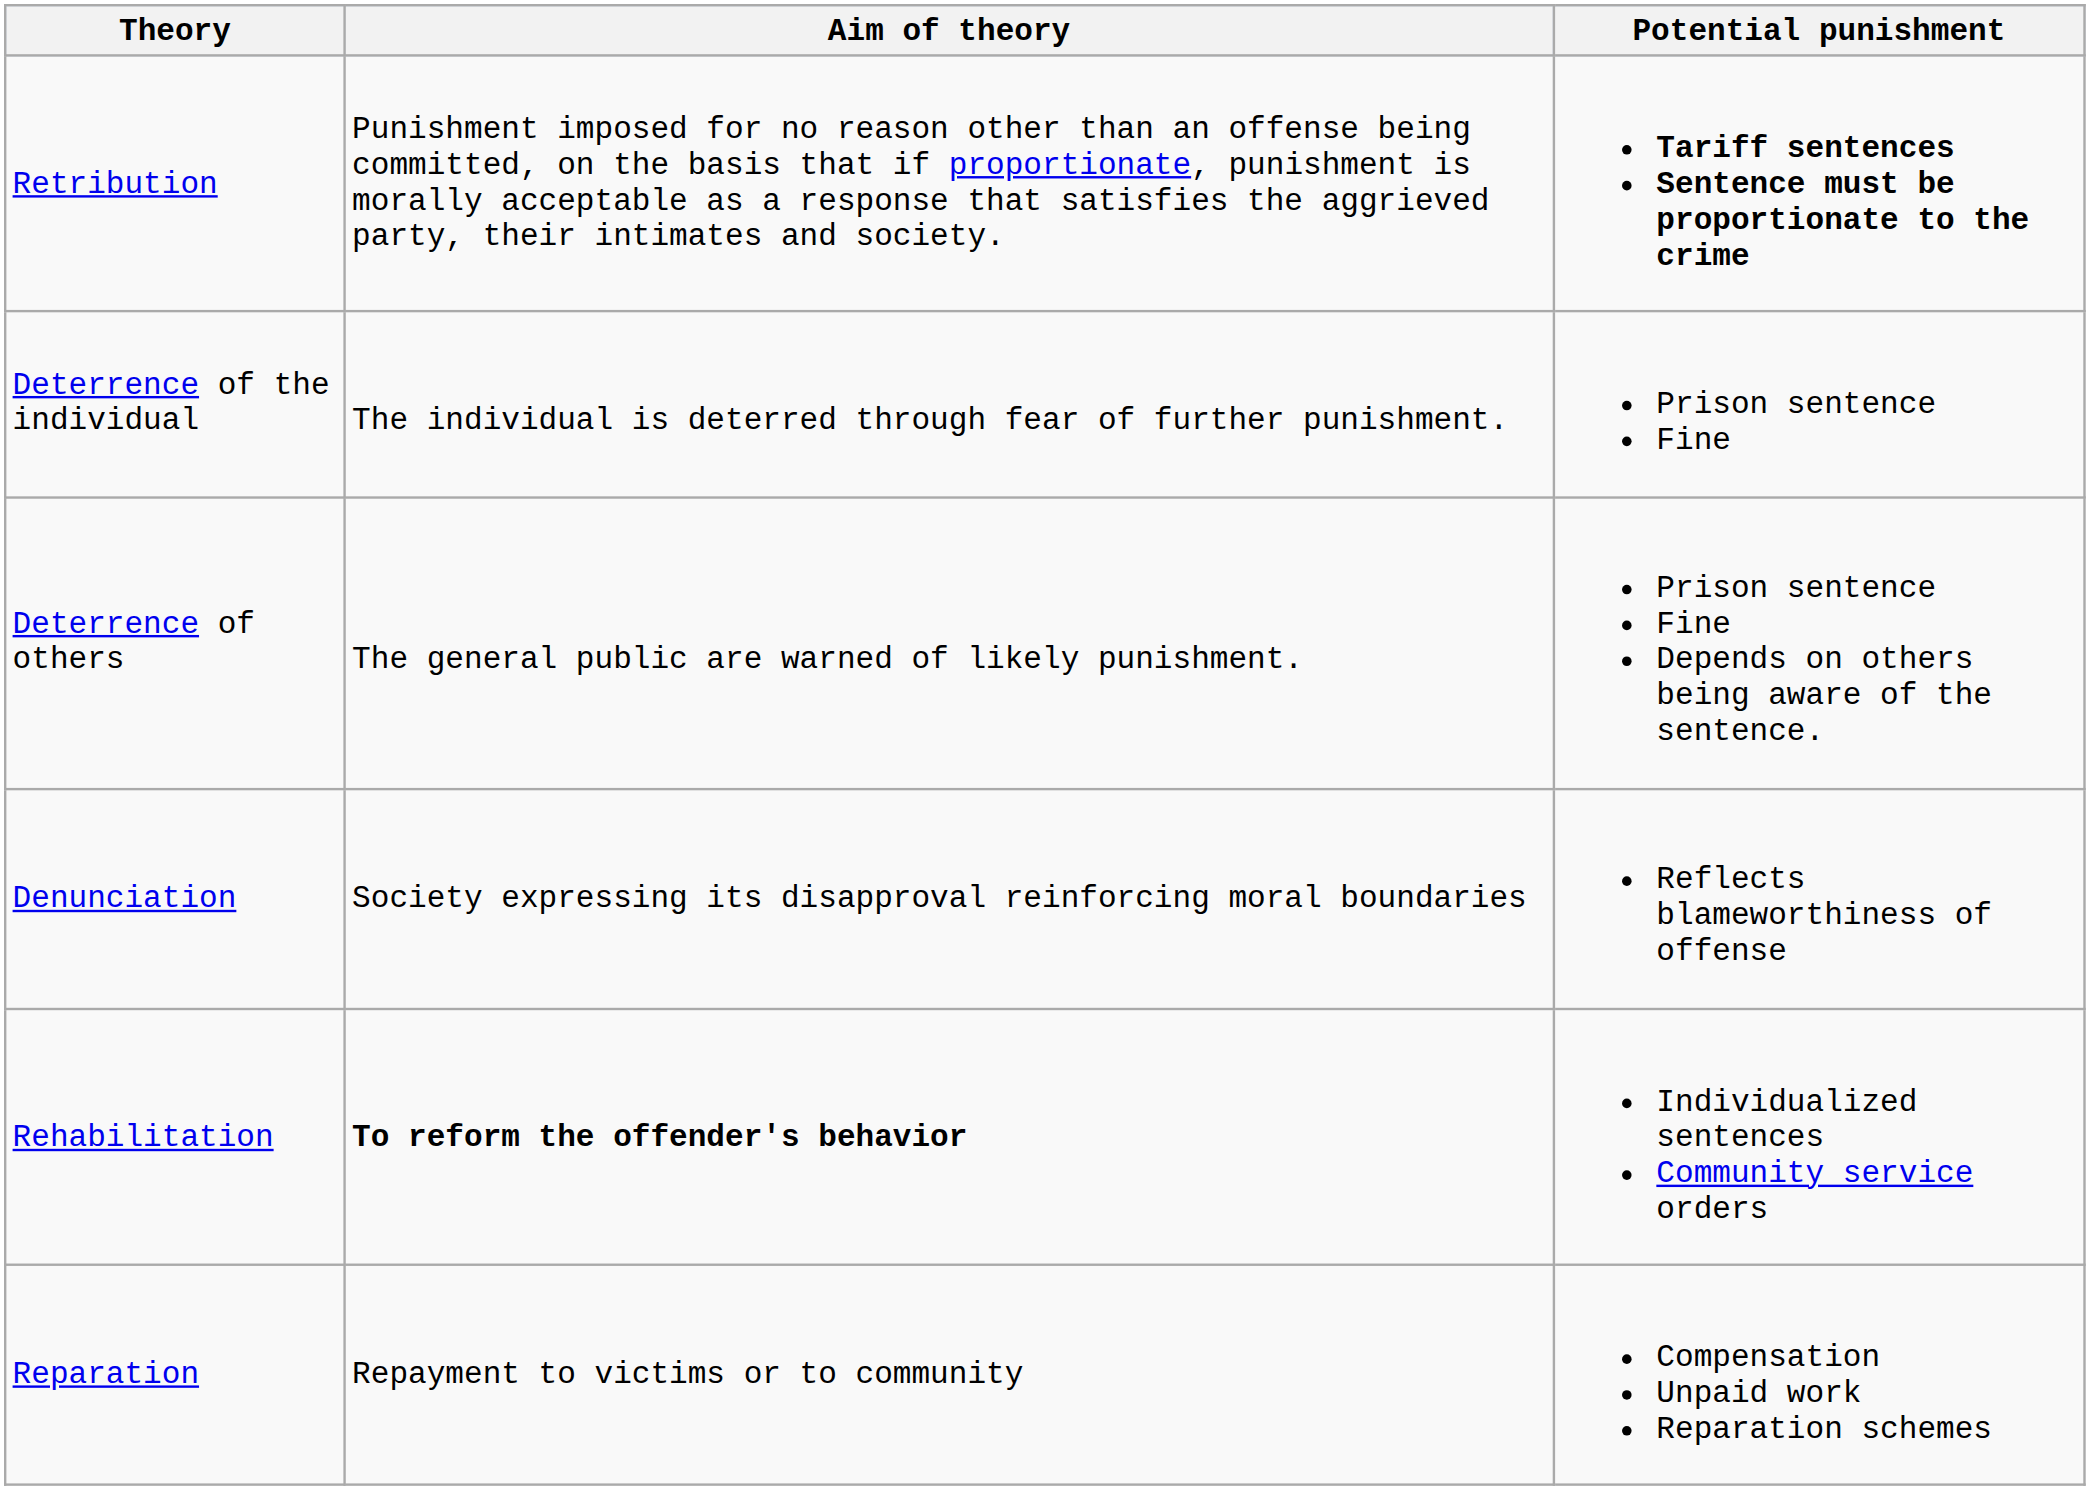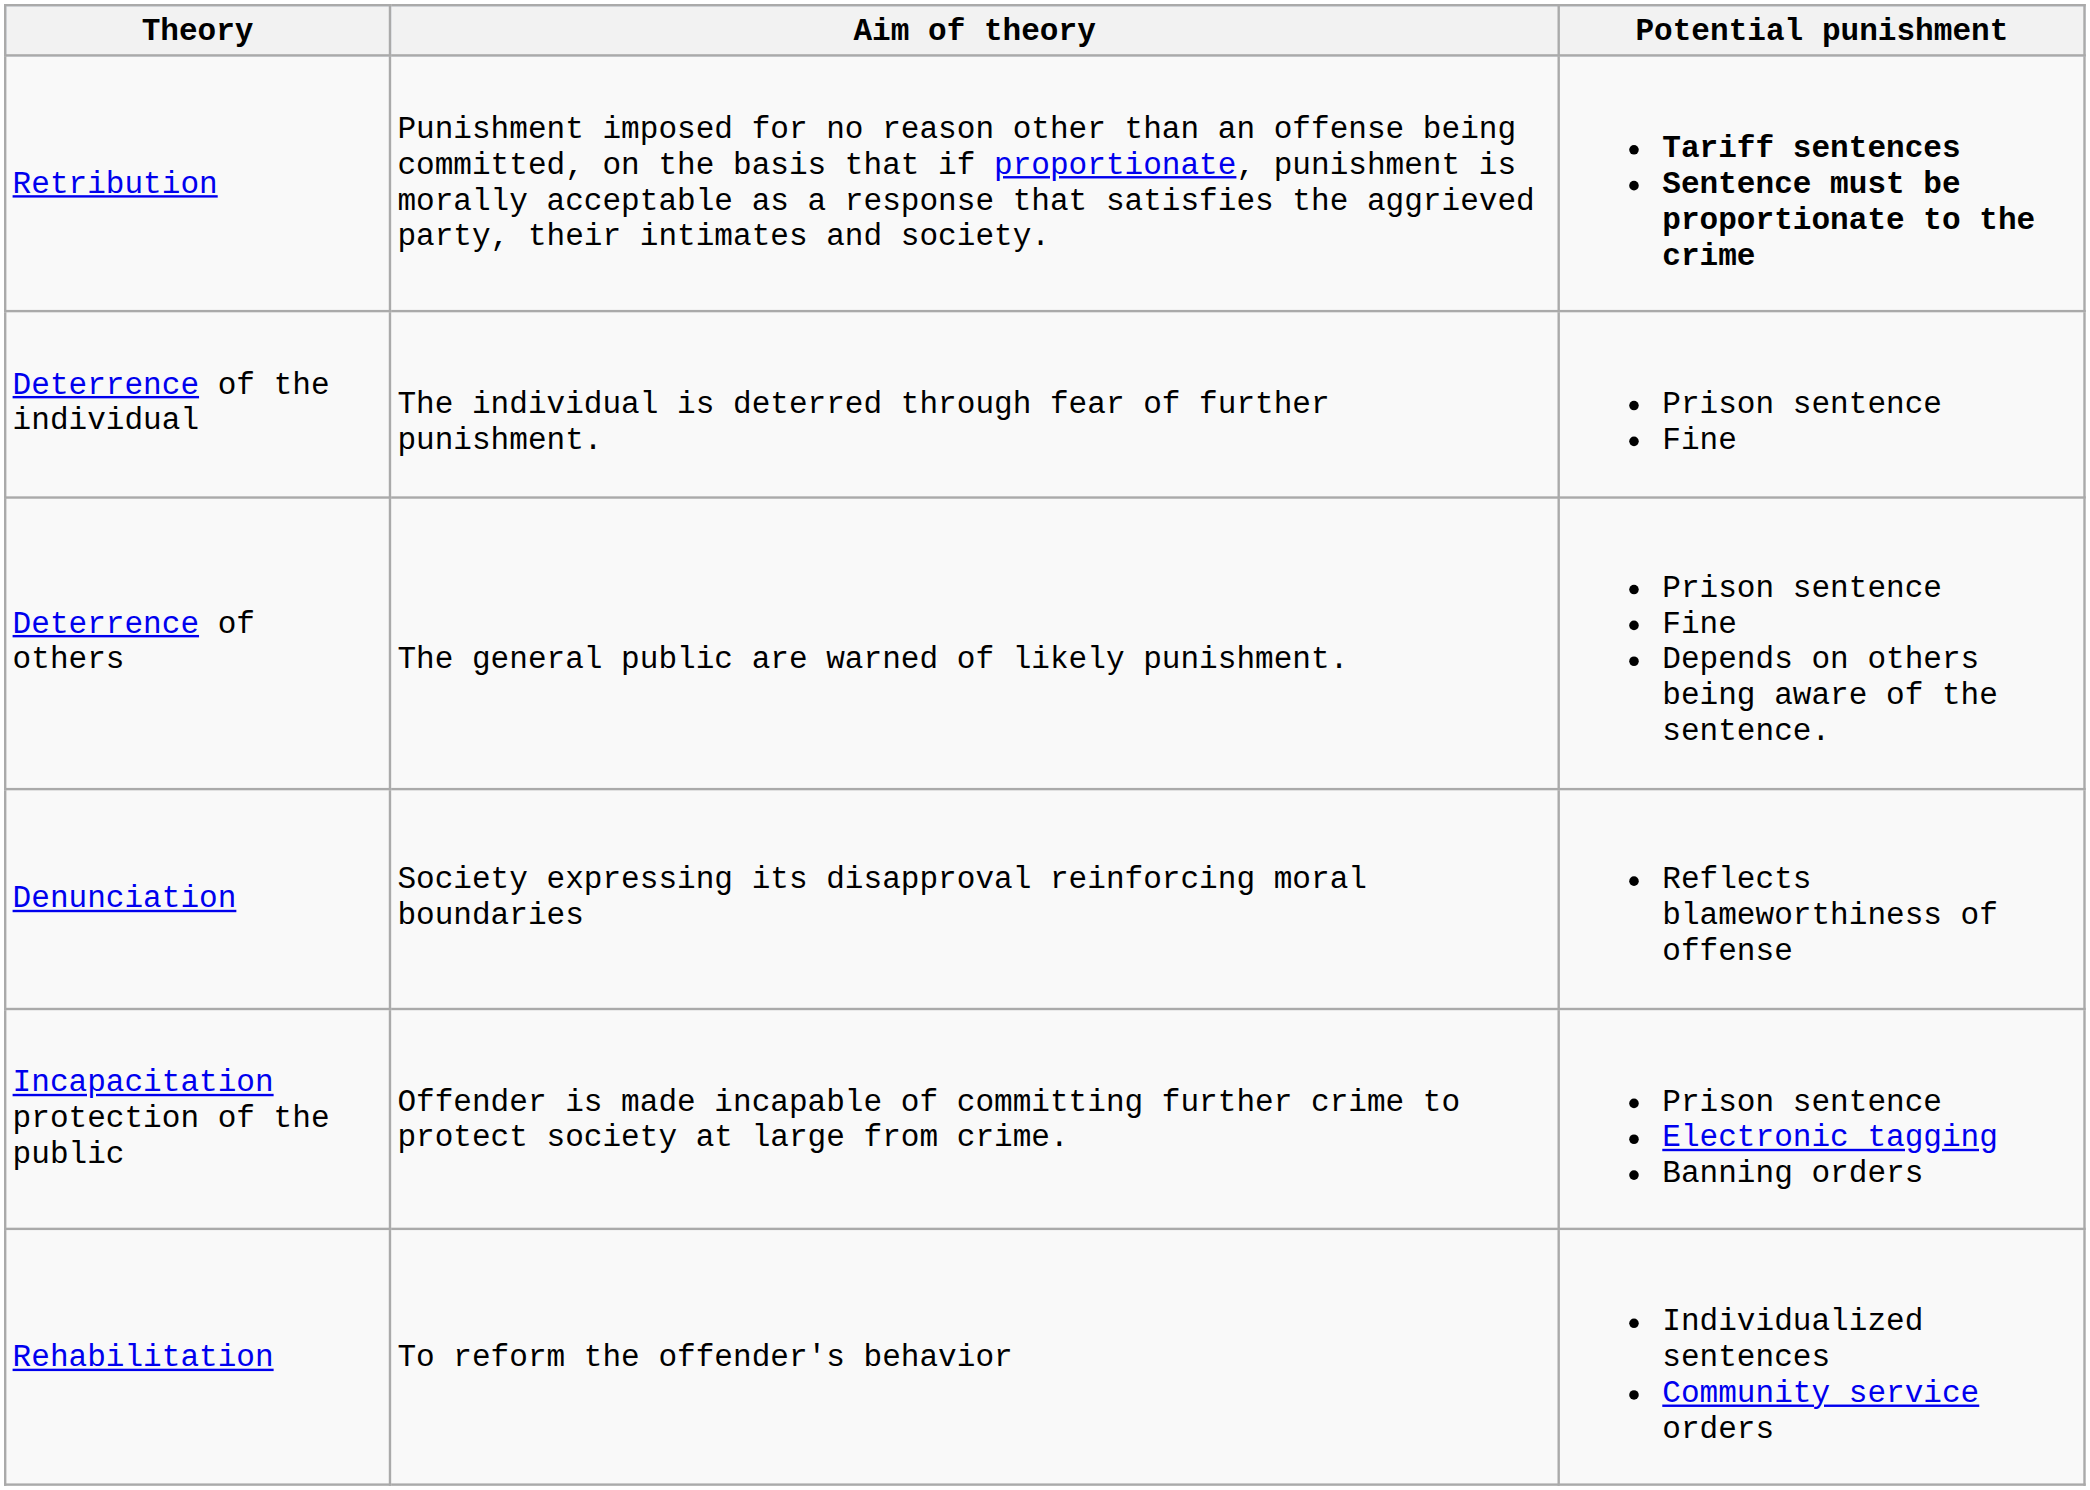+ row: (171, 1119)
(660, 1137) bold -> (705, 1357) normal
- row: (106, 1375)
